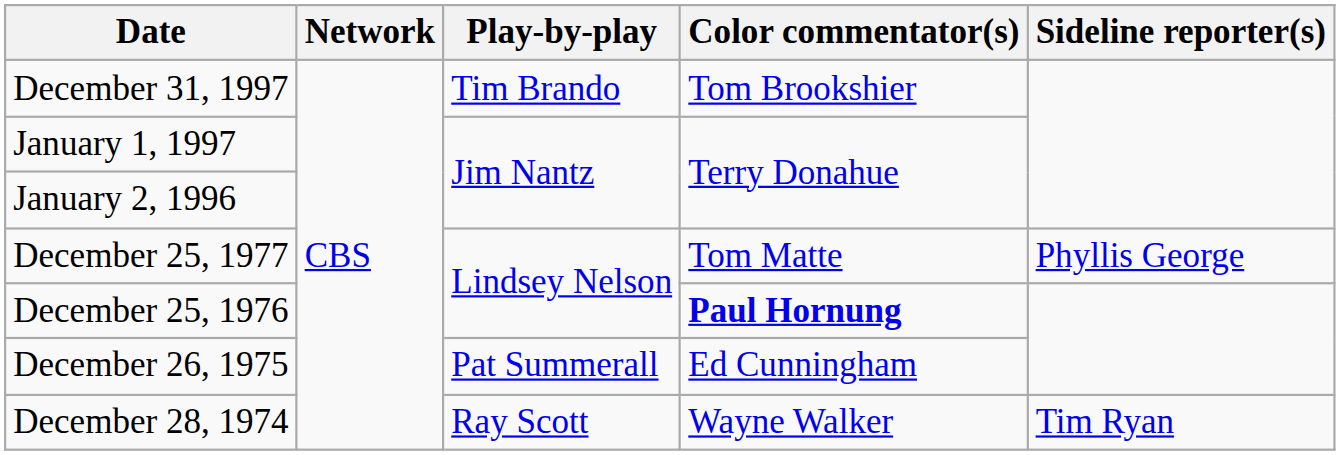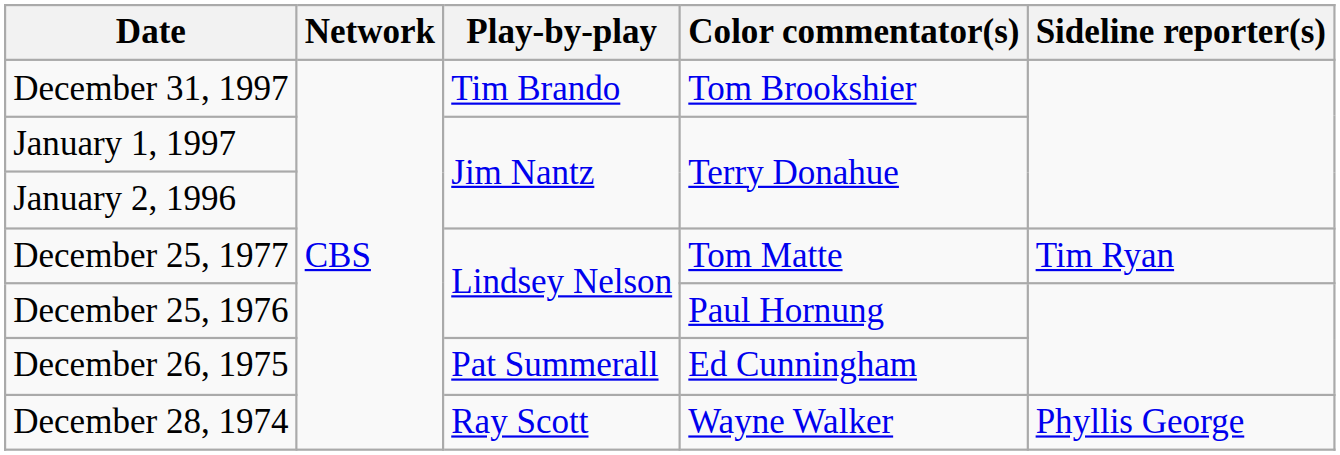(1140, 254) Phyllis George -> (1105, 254) Tim Ryan
(795, 310) bold -> (786, 310) normal
(1105, 421) Tim Ryan -> (1140, 421) Phyllis George
